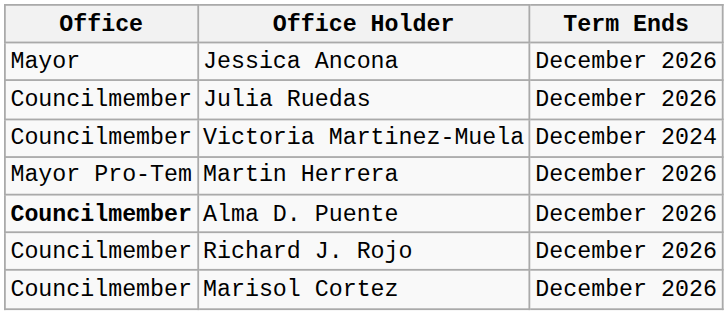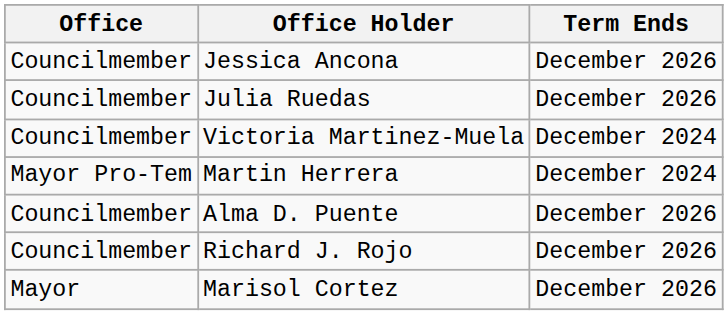(45, 62) Mayor -> (101, 62) Councilmember
(626, 176) December 2026 -> (626, 176) December 2024
(101, 213) bold -> (101, 213) normal
(101, 289) Councilmember -> (45, 289) Mayor
